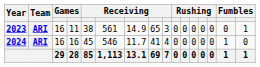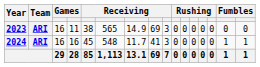(110, 29) 561 -> (110, 29) 565
(155, 29) 65 -> (155, 29) 69
(245, 29) 1 -> (245, 29) 0
(110, 42) 546 -> (110, 42) 548
(167, 42) 4 -> (167, 42) 3
(245, 42) 0 -> (245, 42) 1
